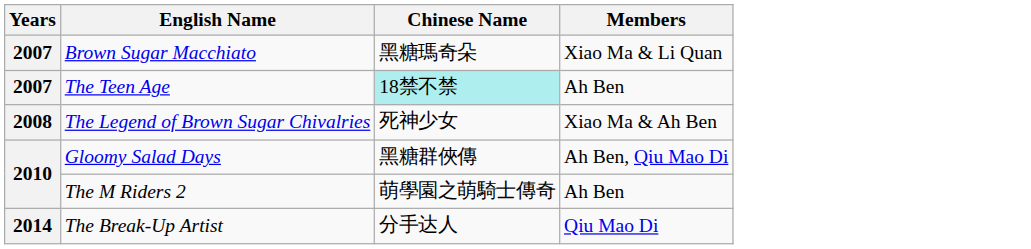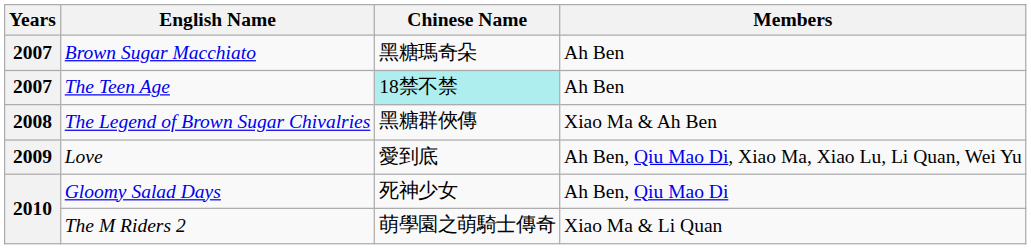(643, 52) Xiao Ma & Li Quan -> (594, 52) Ah Ben
(418, 121) 死神少女 -> (428, 121) 黑糖群俠傳
+ row: (84, 156)
(428, 156) 黑糖群俠傳 -> (418, 190) 死神少女
(594, 191) Ah Ben -> (643, 225) Xiao Ma & Li Quan
- row: (144, 225)
